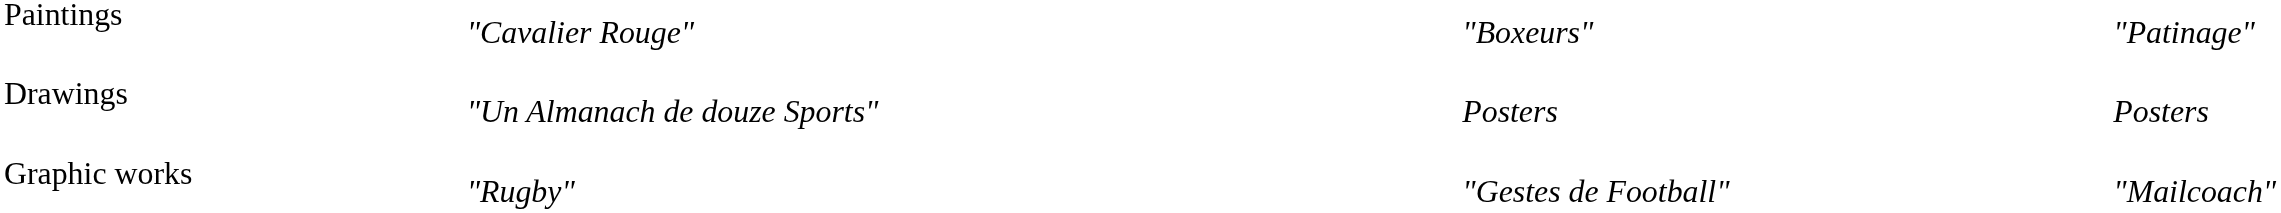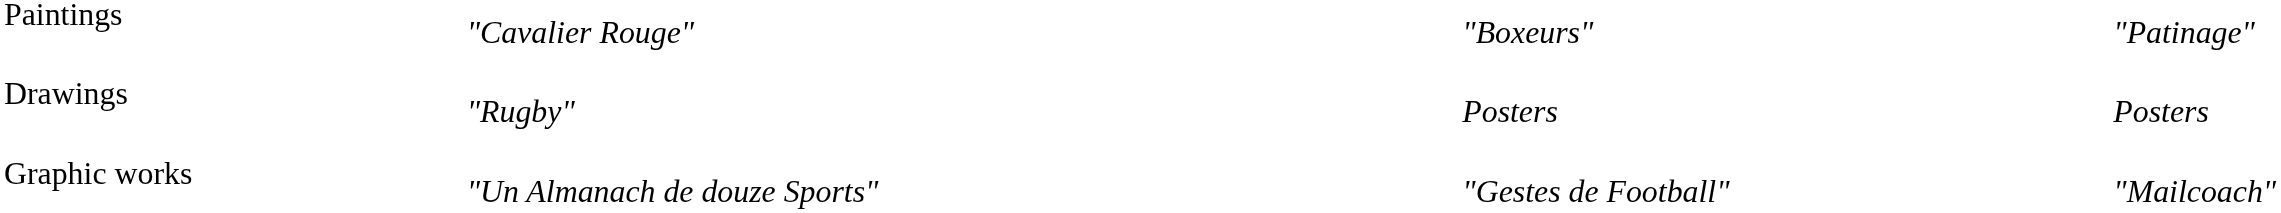(673, 111) "Un Almanach de douze Sports" -> (521, 111) "Rugby"
(521, 191) "Rugby" -> (673, 191) "Un Almanach de douze Sports"
